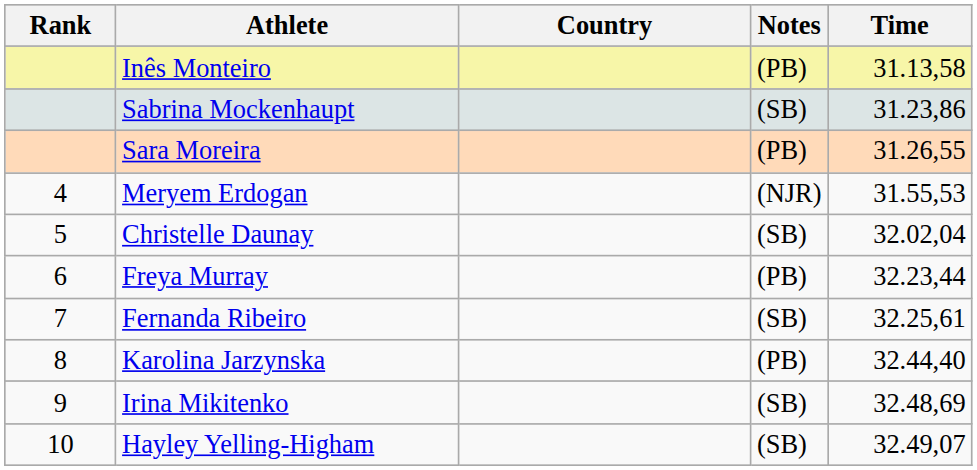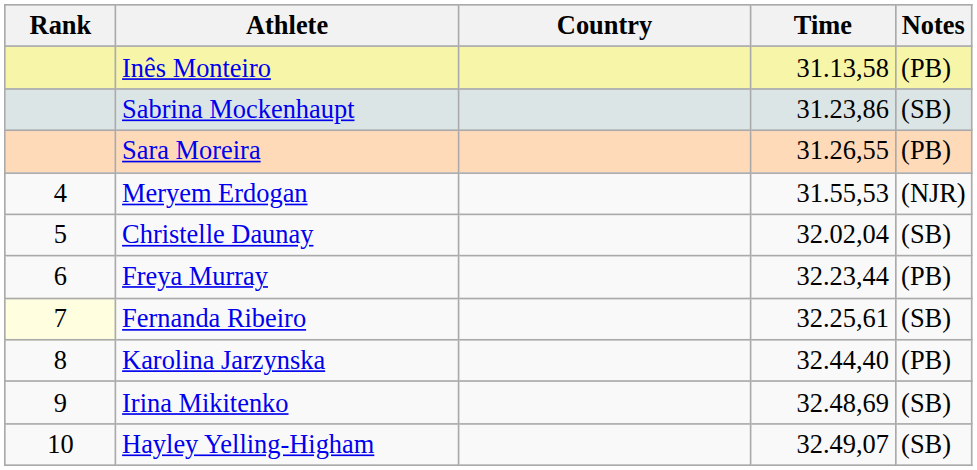columns swapped: (900, 25) <-> (789, 25)
(60, 318) no background -> (60, 318) lightyellow background
